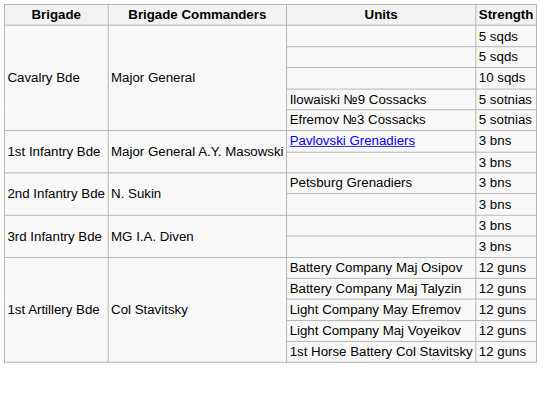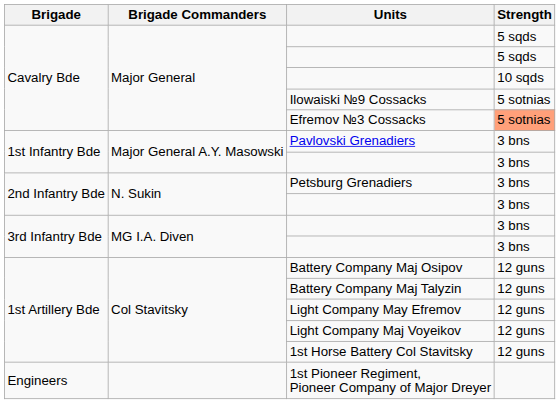(505, 120) no background -> (524, 120) lightsalmon background
+ row: (37, 380)
